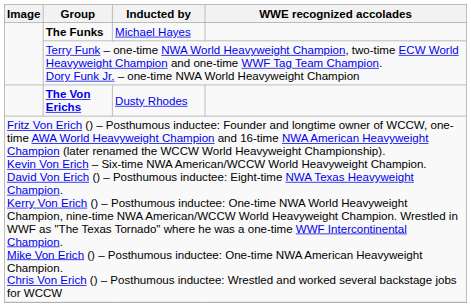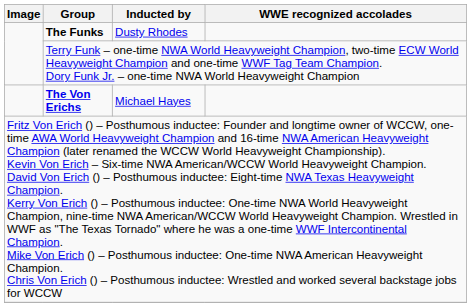(153, 32) Michael Hayes -> (151, 32) Dusty Rhodes
(151, 101) Dusty Rhodes -> (153, 101) Michael Hayes
